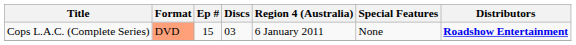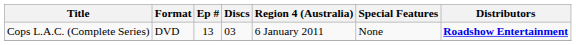(167, 31) lightsalmon background -> (167, 31) no background
(208, 31) 15 -> (208, 31) 13
